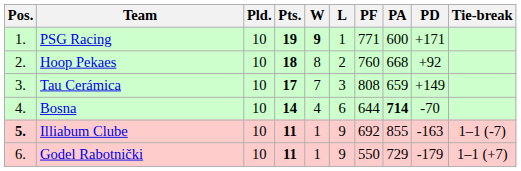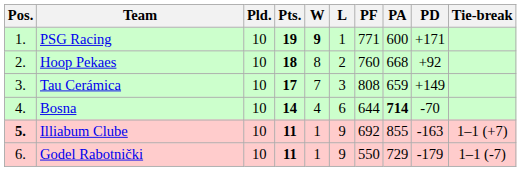(482, 131) 1–1 (-7) -> (482, 131) 1–1 (+7)
(482, 154) 1–1 (+7) -> (482, 154) 1–1 (-7)
